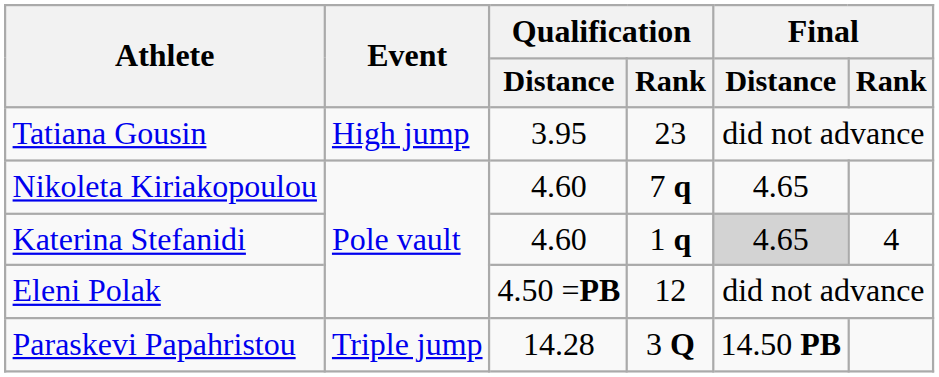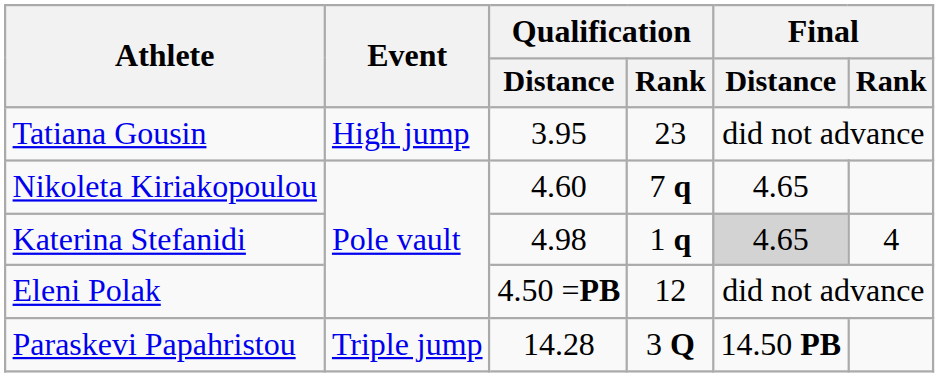(559, 239) 4.60 -> (559, 239) 4.98
